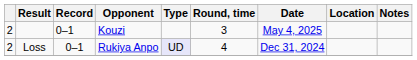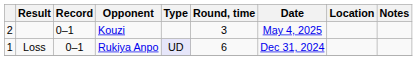(10, 47) 2 -> (10, 47) 1
(224, 47) 4 -> (224, 47) 6
